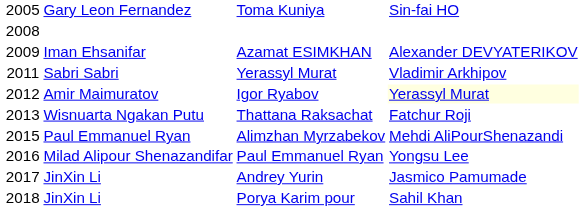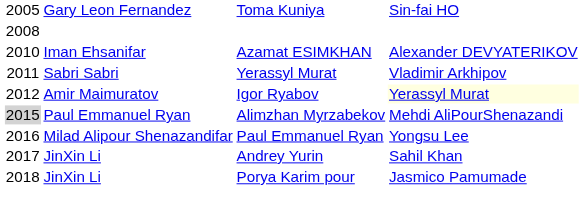(23, 52) 2009 -> (23, 52) 2010
- row: (305, 114)
(23, 135) no background -> (23, 114) lightgrey background
(458, 177) Jasmico Pamumade -> (426, 156) Sahil Khan
(426, 198) Sahil Khan -> (458, 177) Jasmico Pamumade
